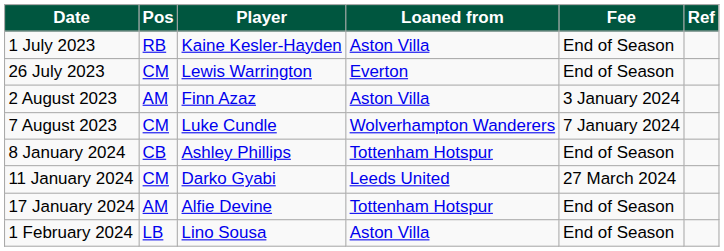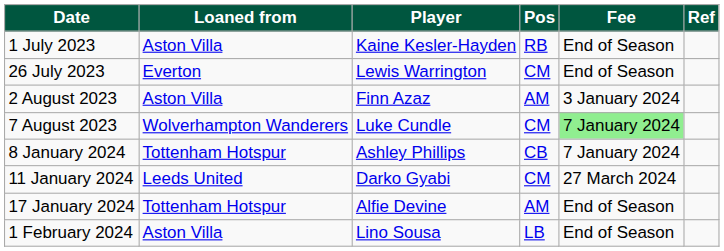columns swapped: (158, 17) <-> (452, 17)
(621, 125) no background -> (621, 125) lightgreen background
(619, 152) End of Season -> (621, 152) 7 January 2024
